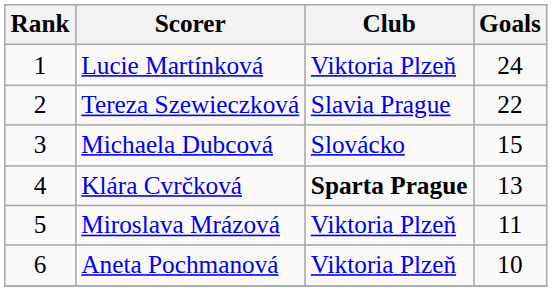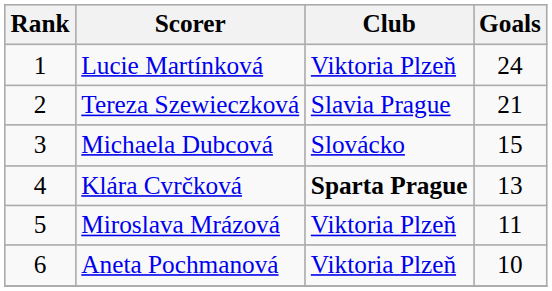(510, 104) 22 -> (510, 104) 21
